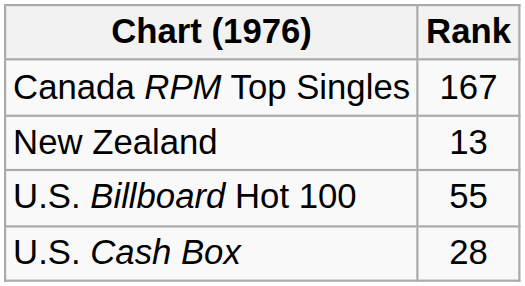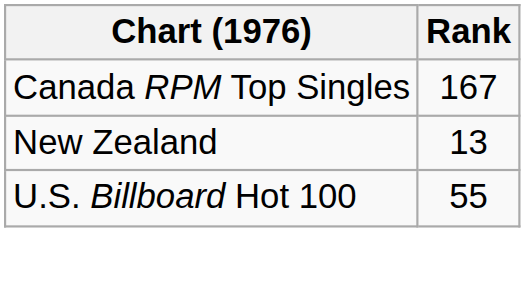- row: (127, 252)
